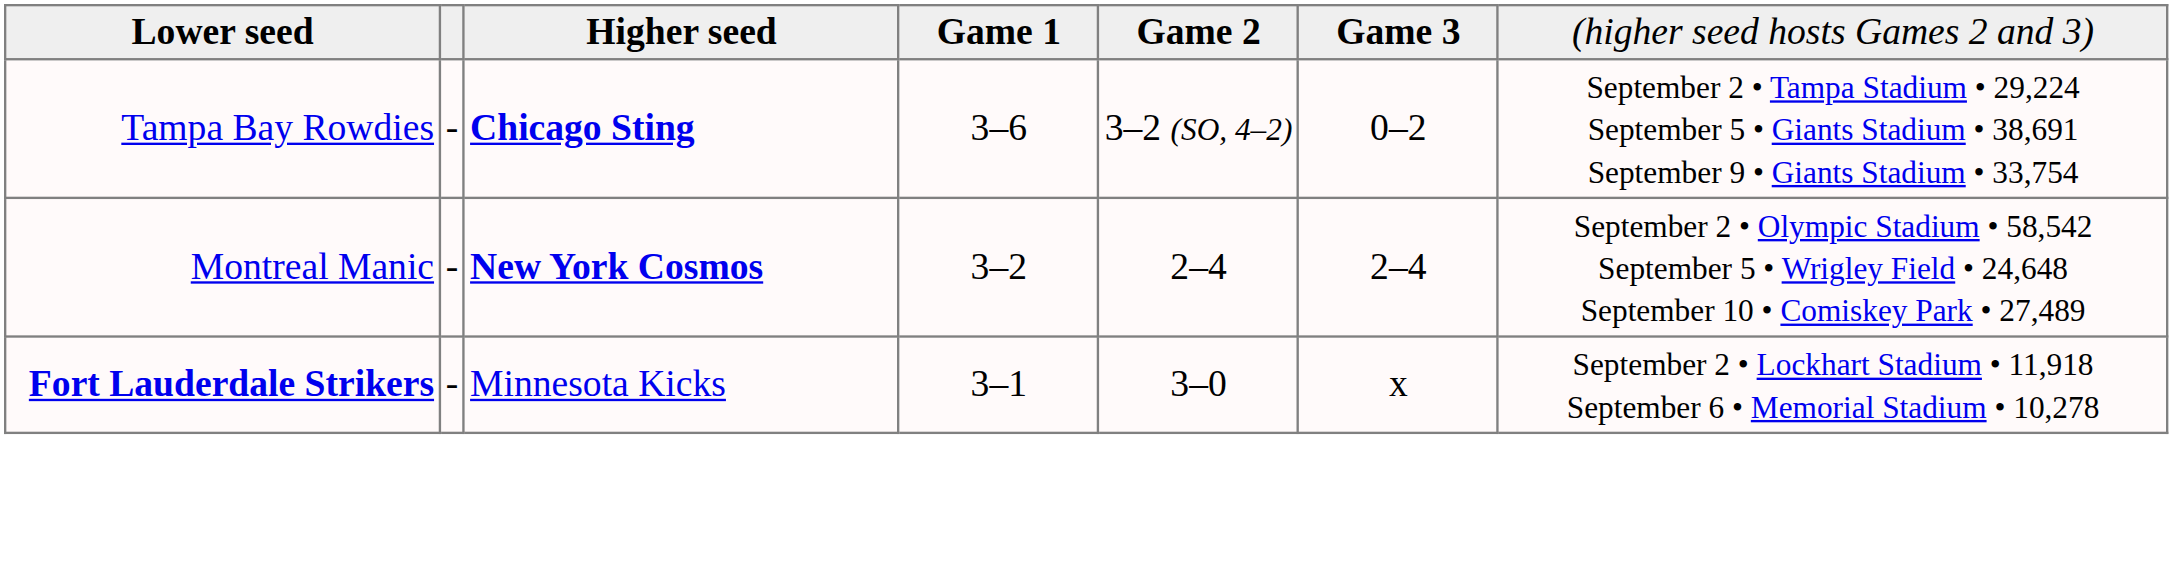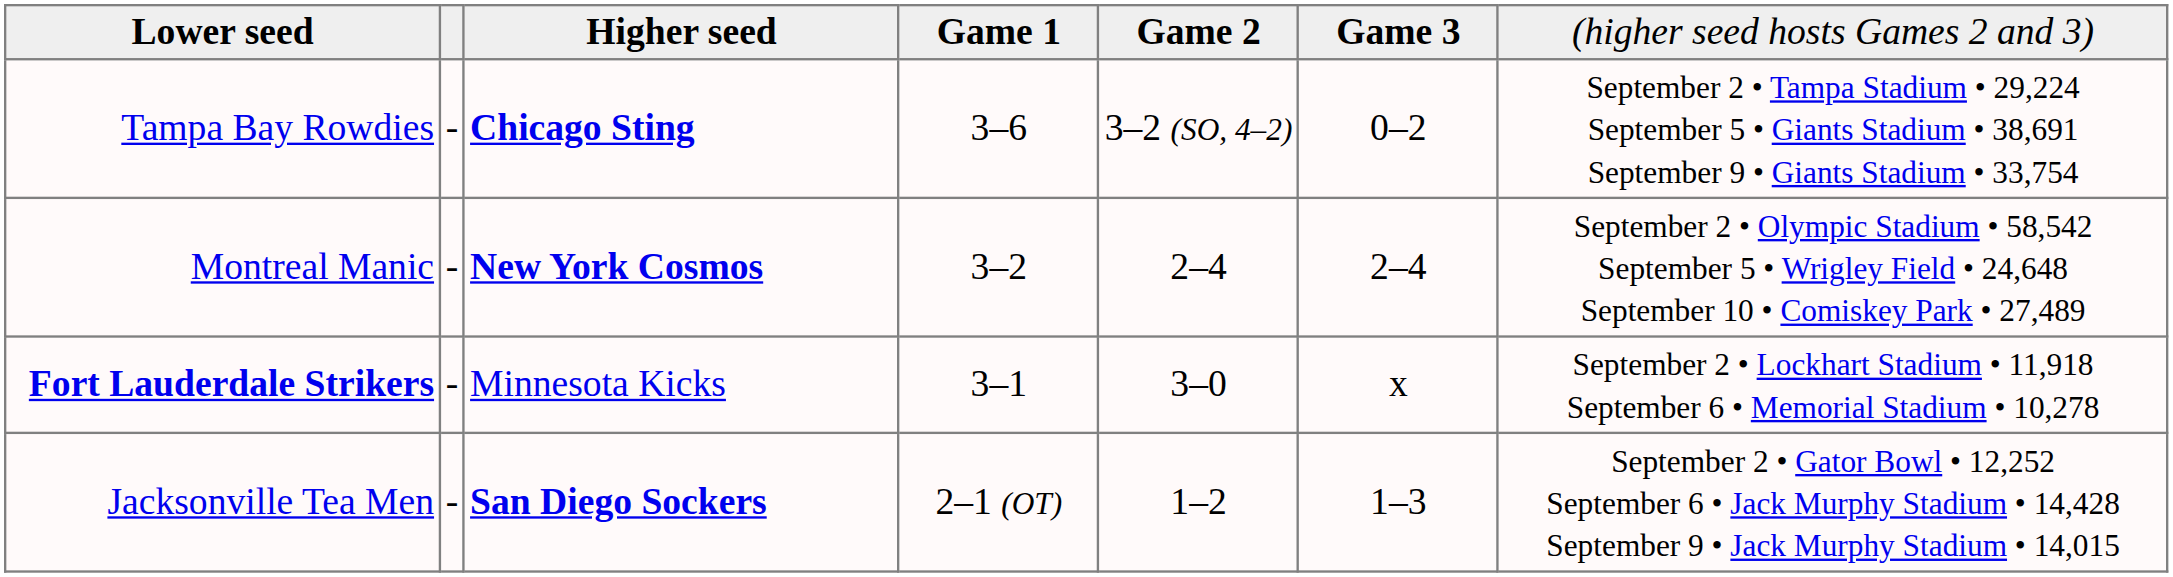+ row: (271, 501)
